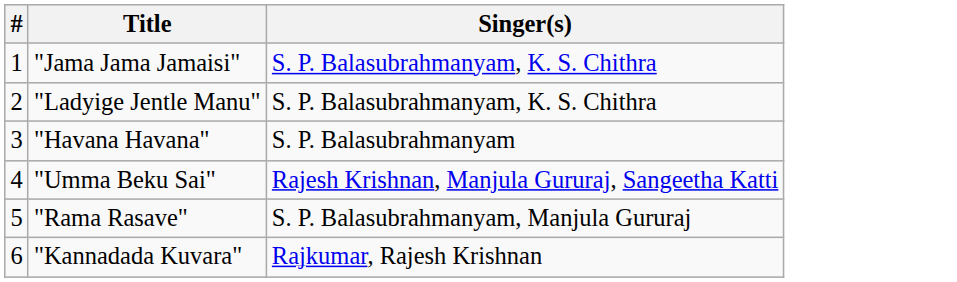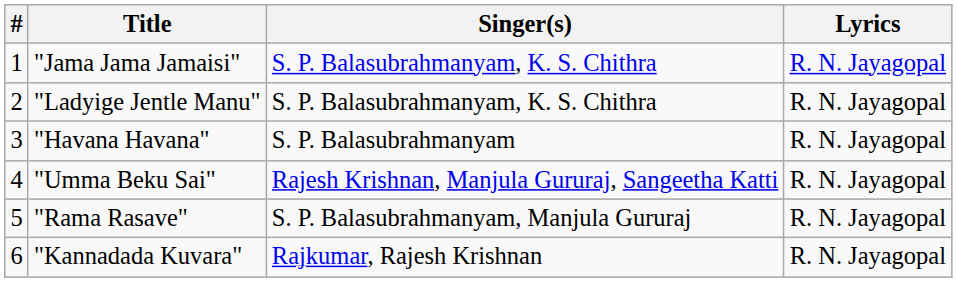+ column: (868, 23)
